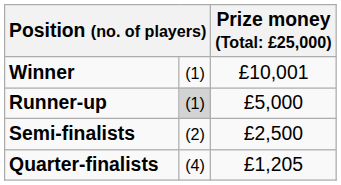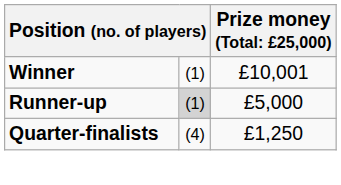- row: (72, 133)
(273, 164) £1,205 -> (273, 133) £1,250
